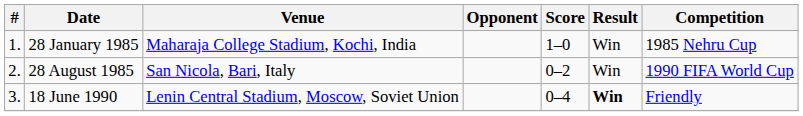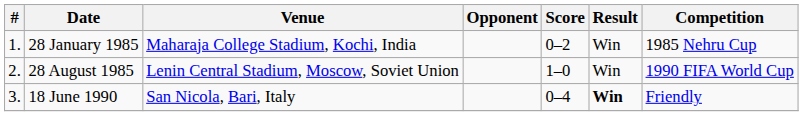(558, 44) 1–0 -> (558, 44) 0–2
(221, 70) San Nicola, Bari, Italy -> (303, 70) Lenin Central Stadium, Moscow, Soviet Union
(558, 70) 0–2 -> (558, 70) 1–0
(303, 96) Lenin Central Stadium, Moscow, Soviet Union -> (221, 96) San Nicola, Bari, Italy
